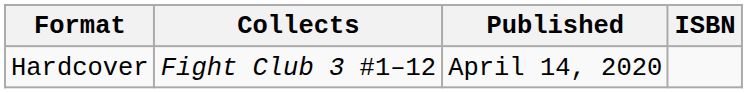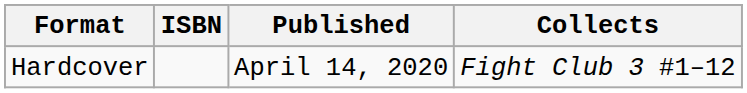columns swapped: (298, 26) <-> (705, 26)
